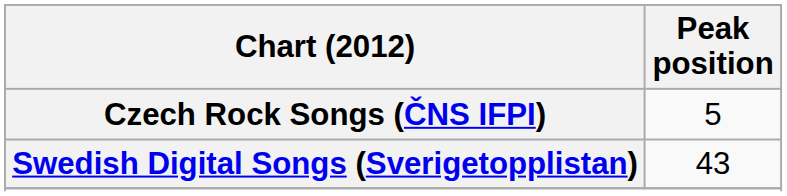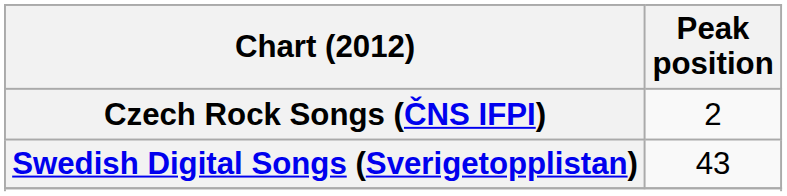(713, 113) 5 -> (713, 113) 2
